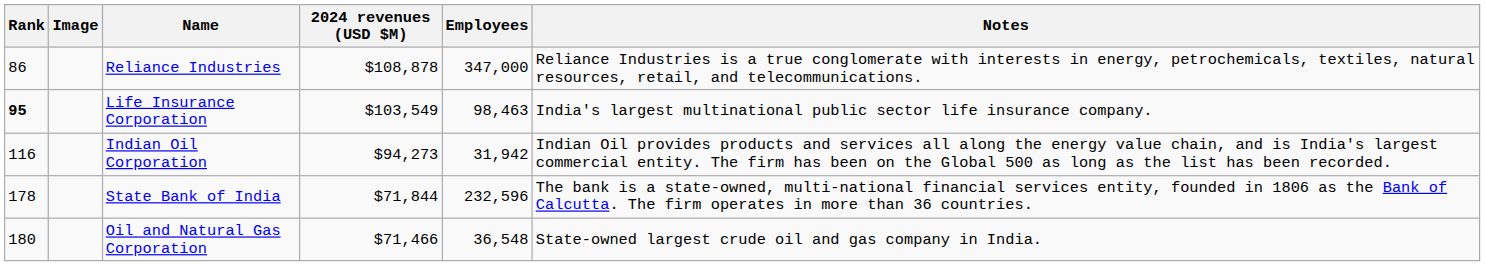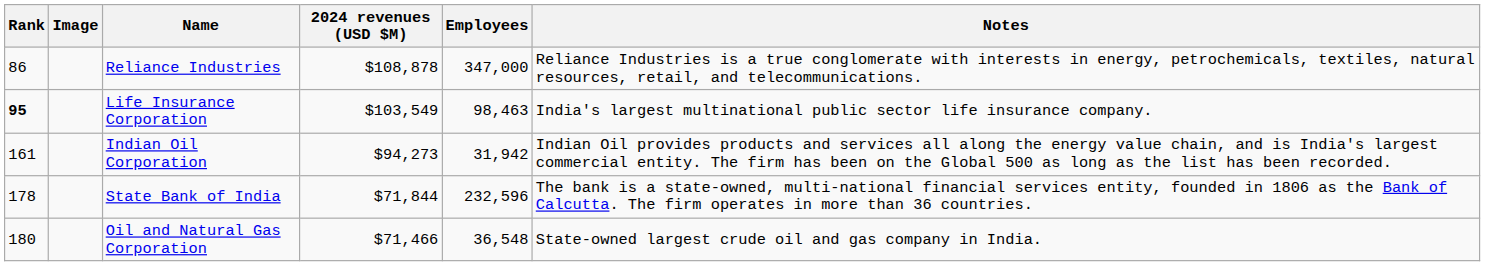(22, 154) 116 -> (22, 154) 161
